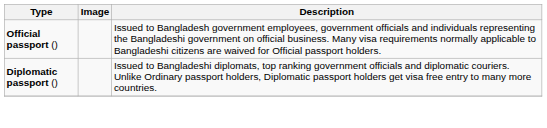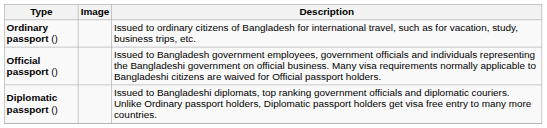+ row: (32, 33)
